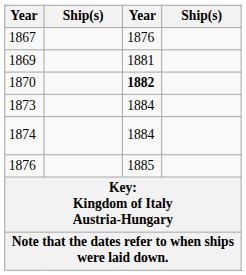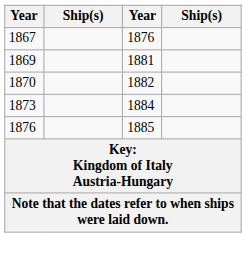(142, 83) bold -> (142, 83) normal
- row: (24, 135)
